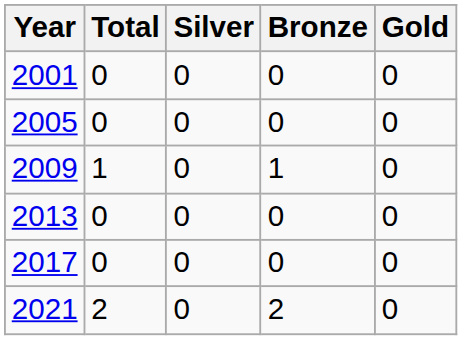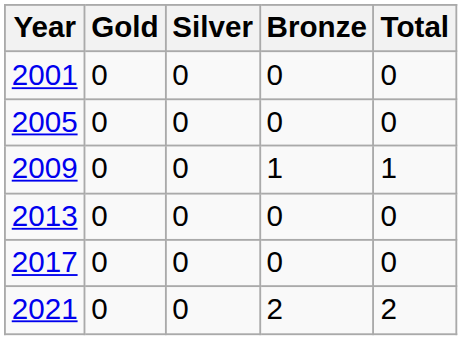columns swapped: (415, 27) <-> (125, 27)
